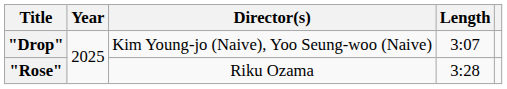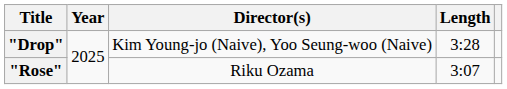(465, 44) 3:07 -> (465, 44) 3:28
(465, 70) 3:28 -> (465, 70) 3:07
